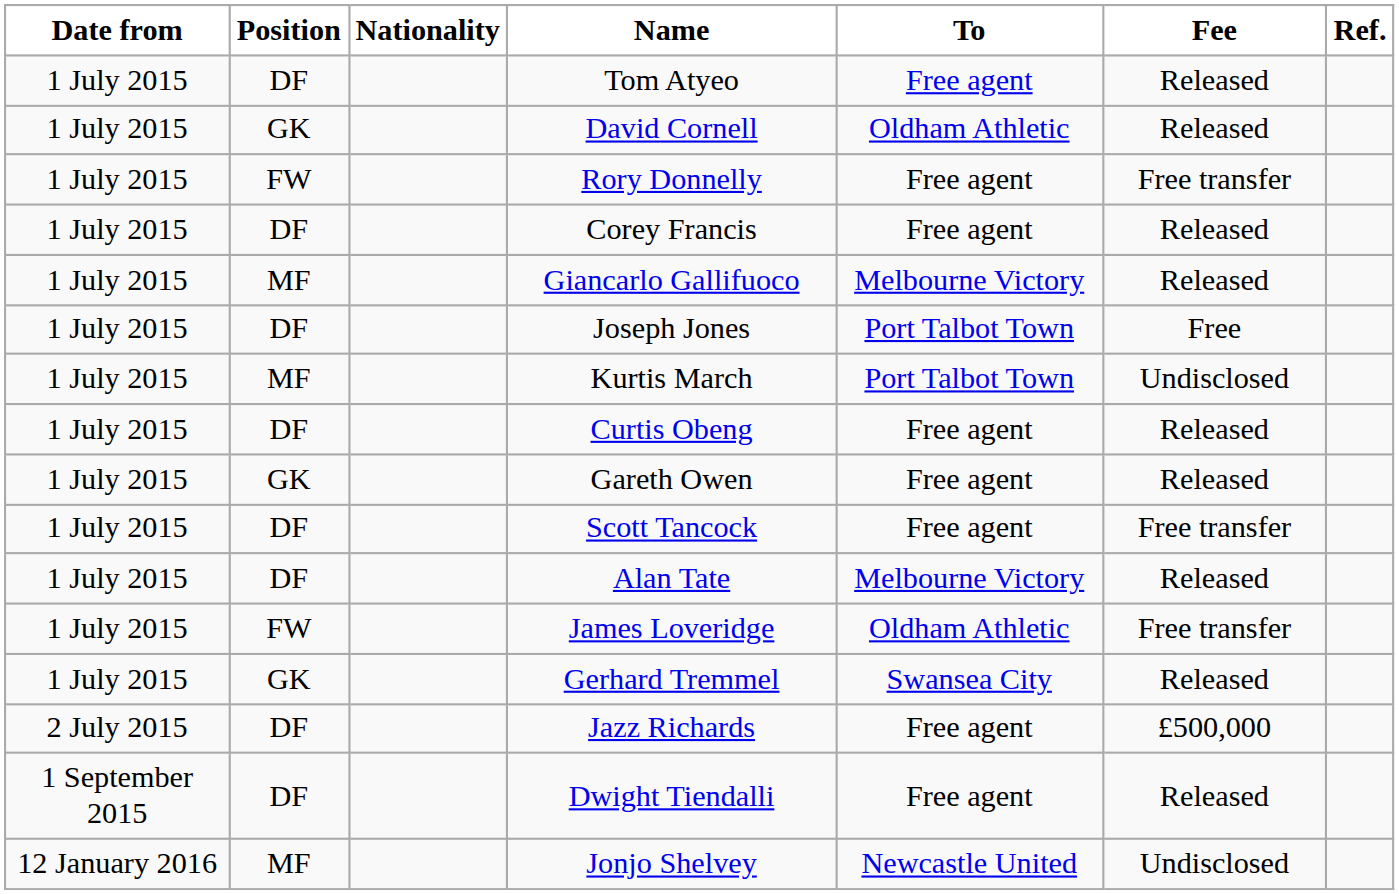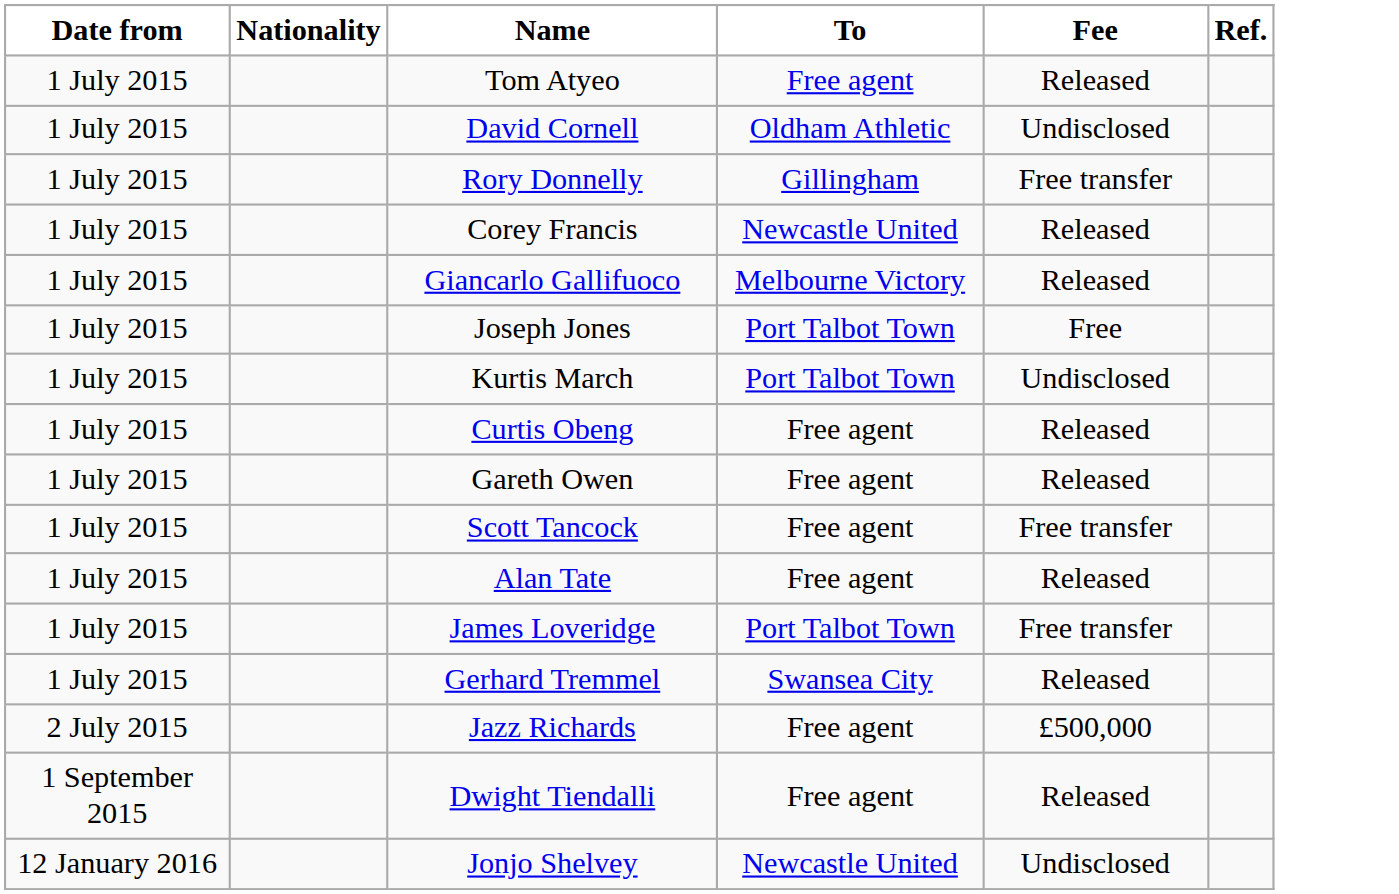- column: (289, 29)
(1214, 129) Released -> (1095, 129) Undisclosed
(969, 179) Free agent -> (850, 179) Gillingham
(969, 229) Free agent -> (850, 229) Newcastle United
(969, 578) Melbourne Victory -> (850, 578) Free agent
(969, 628) Oldham Athletic -> (850, 628) Port Talbot Town
